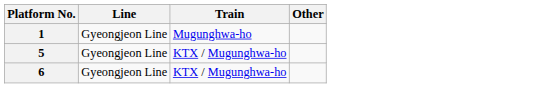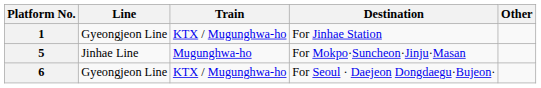+ column: (394, 14)
(212, 33) Mugunghwa-ho -> (230, 33) KTX / Mugunghwa-ho
(124, 53) Gyeongjeon Line -> (110, 53) Jinhae Line
(230, 53) KTX / Mugunghwa-ho -> (212, 53) Mugunghwa-ho
